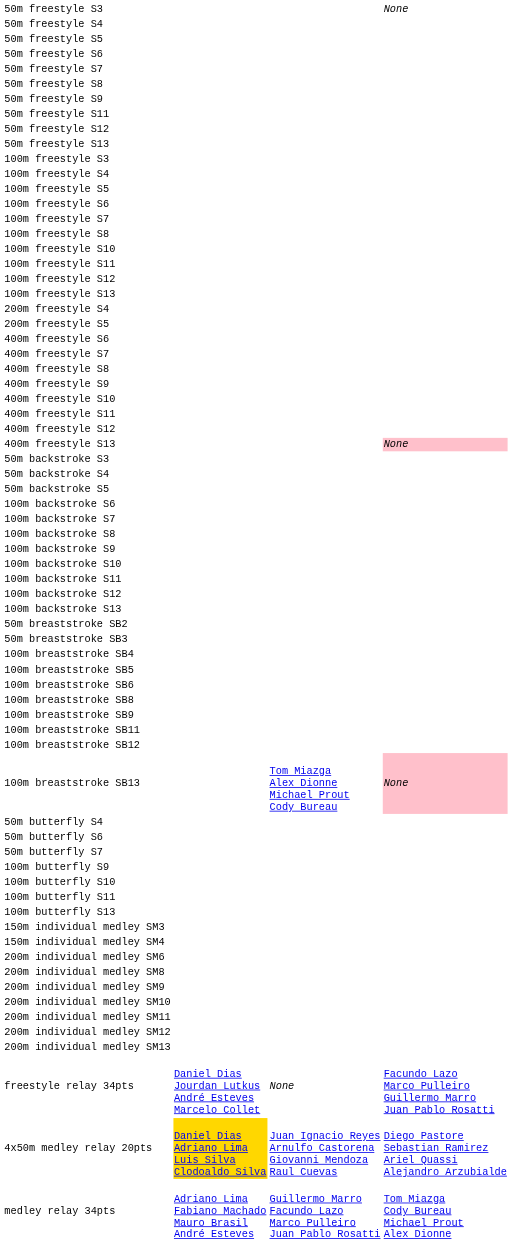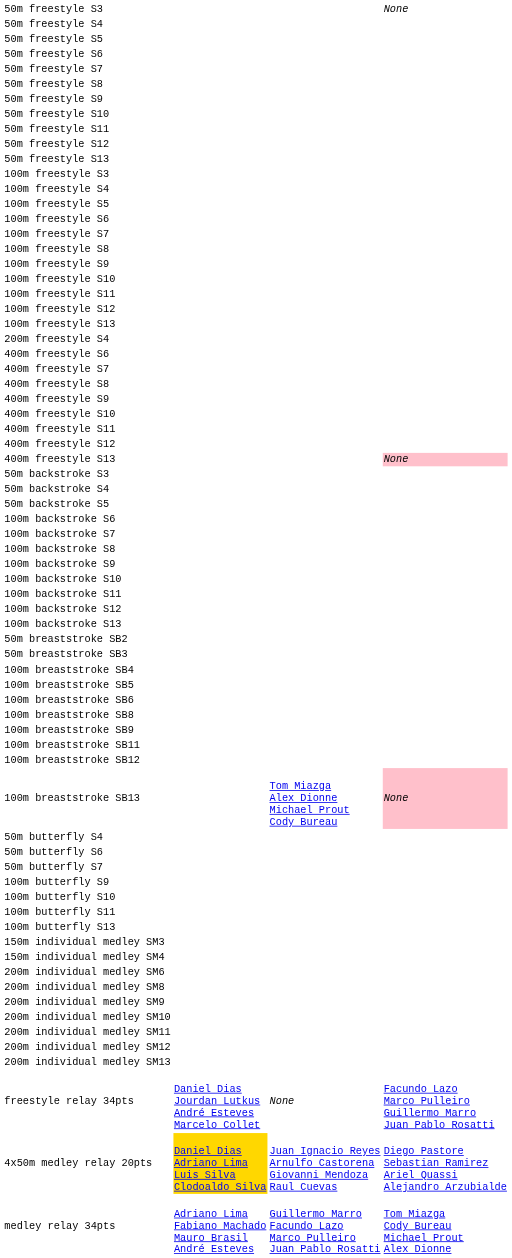+ row: (57, 114)
+ row: (57, 264)
- row: (57, 325)
